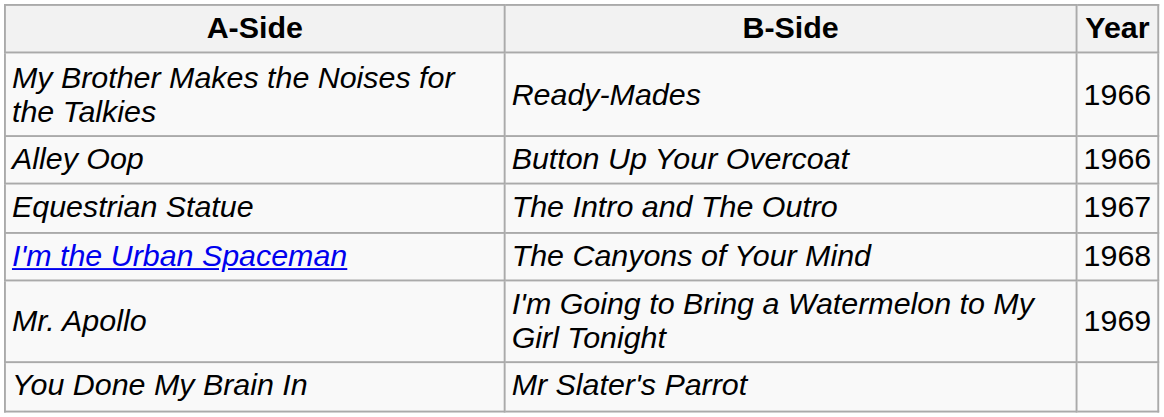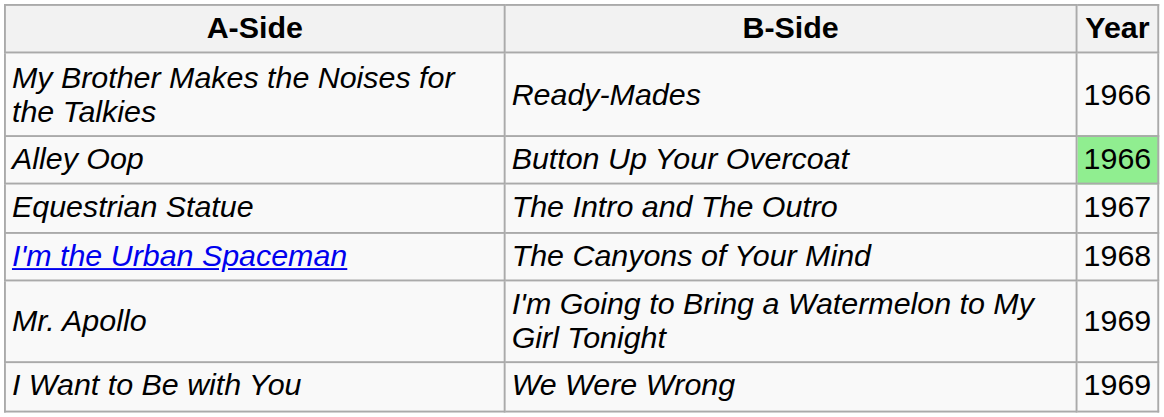(1117, 159) no background -> (1117, 159) lightgreen background
+ row: (157, 386)
- row: (160, 386)
